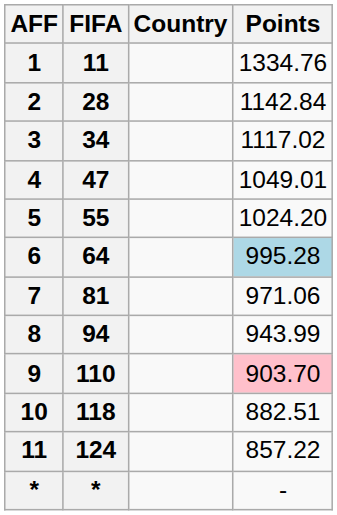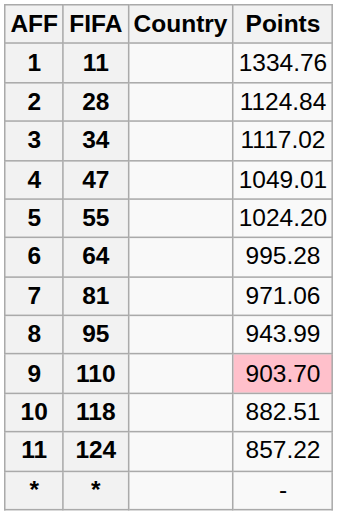(283, 101) 1142.84 -> (283, 101) 1124.84
(283, 256) lightblue background -> (283, 256) no background
(96, 334) 94 -> (96, 334) 95
